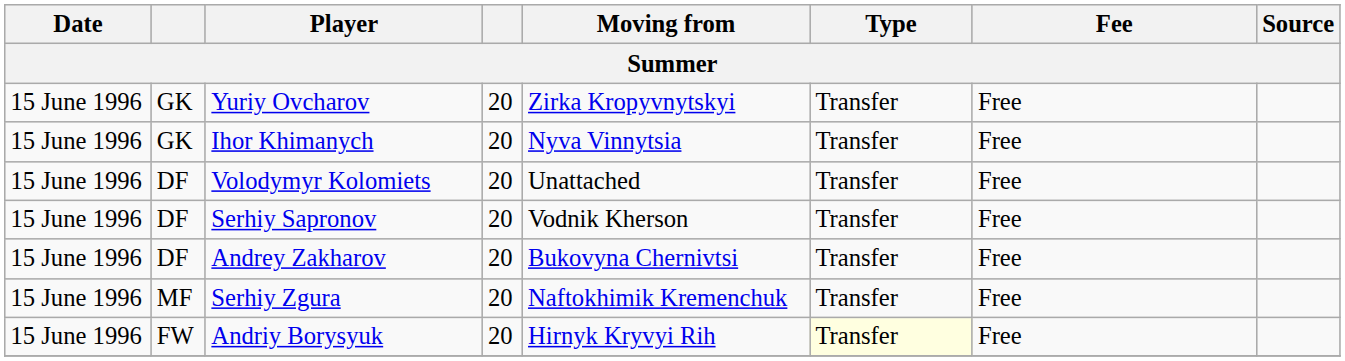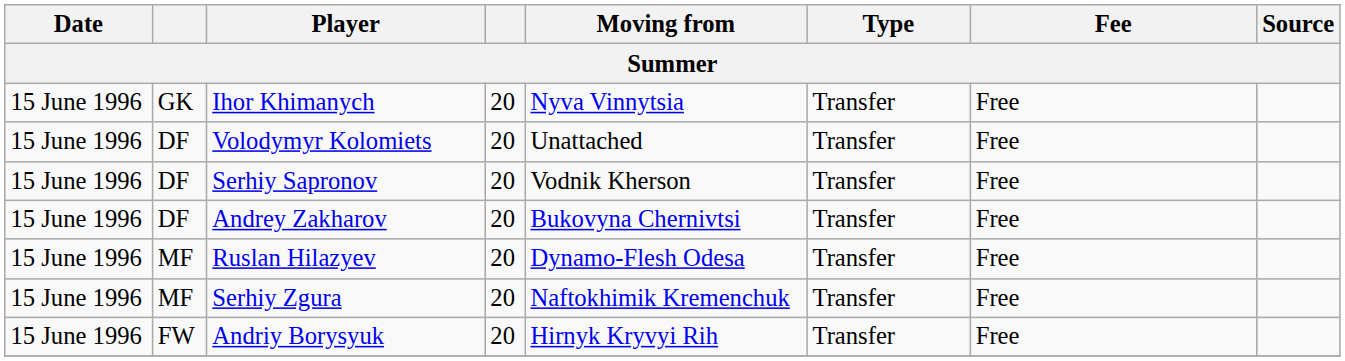- row: (290, 102)
+ row: (294, 258)
(857, 336) lightyellow background -> (854, 336) no background
